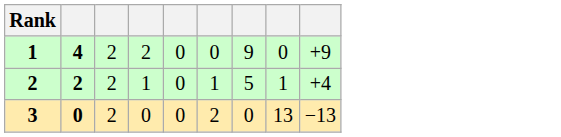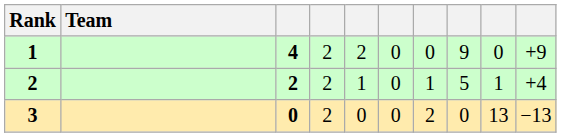+ column: (89, 20)
